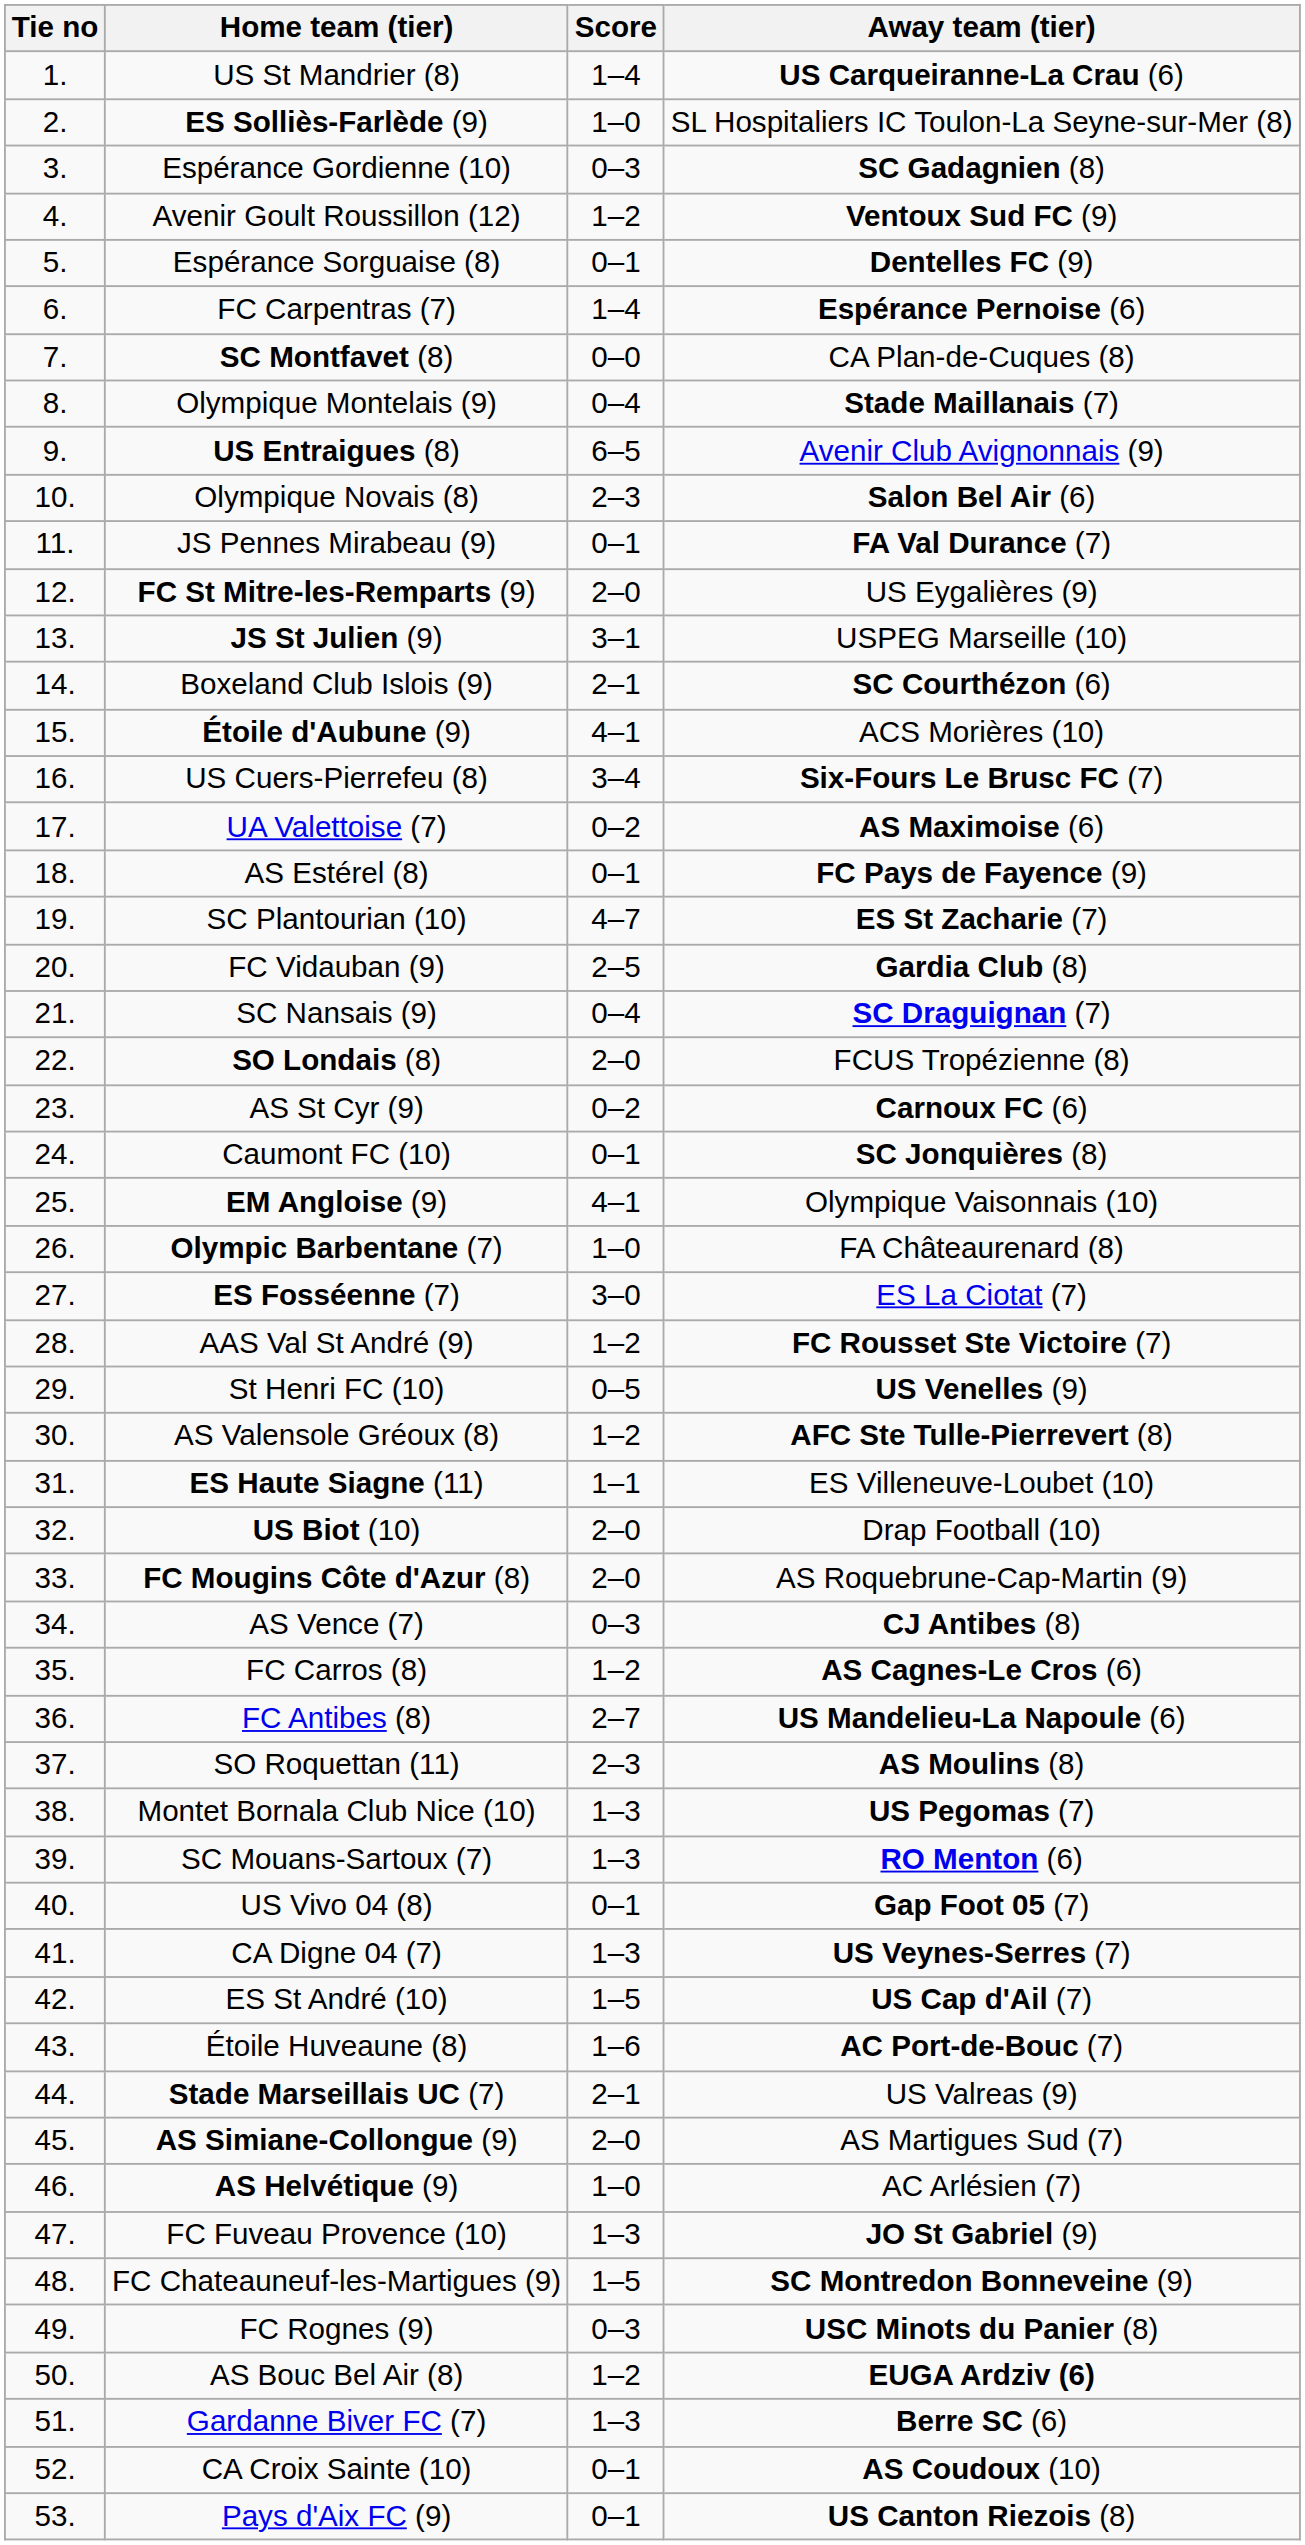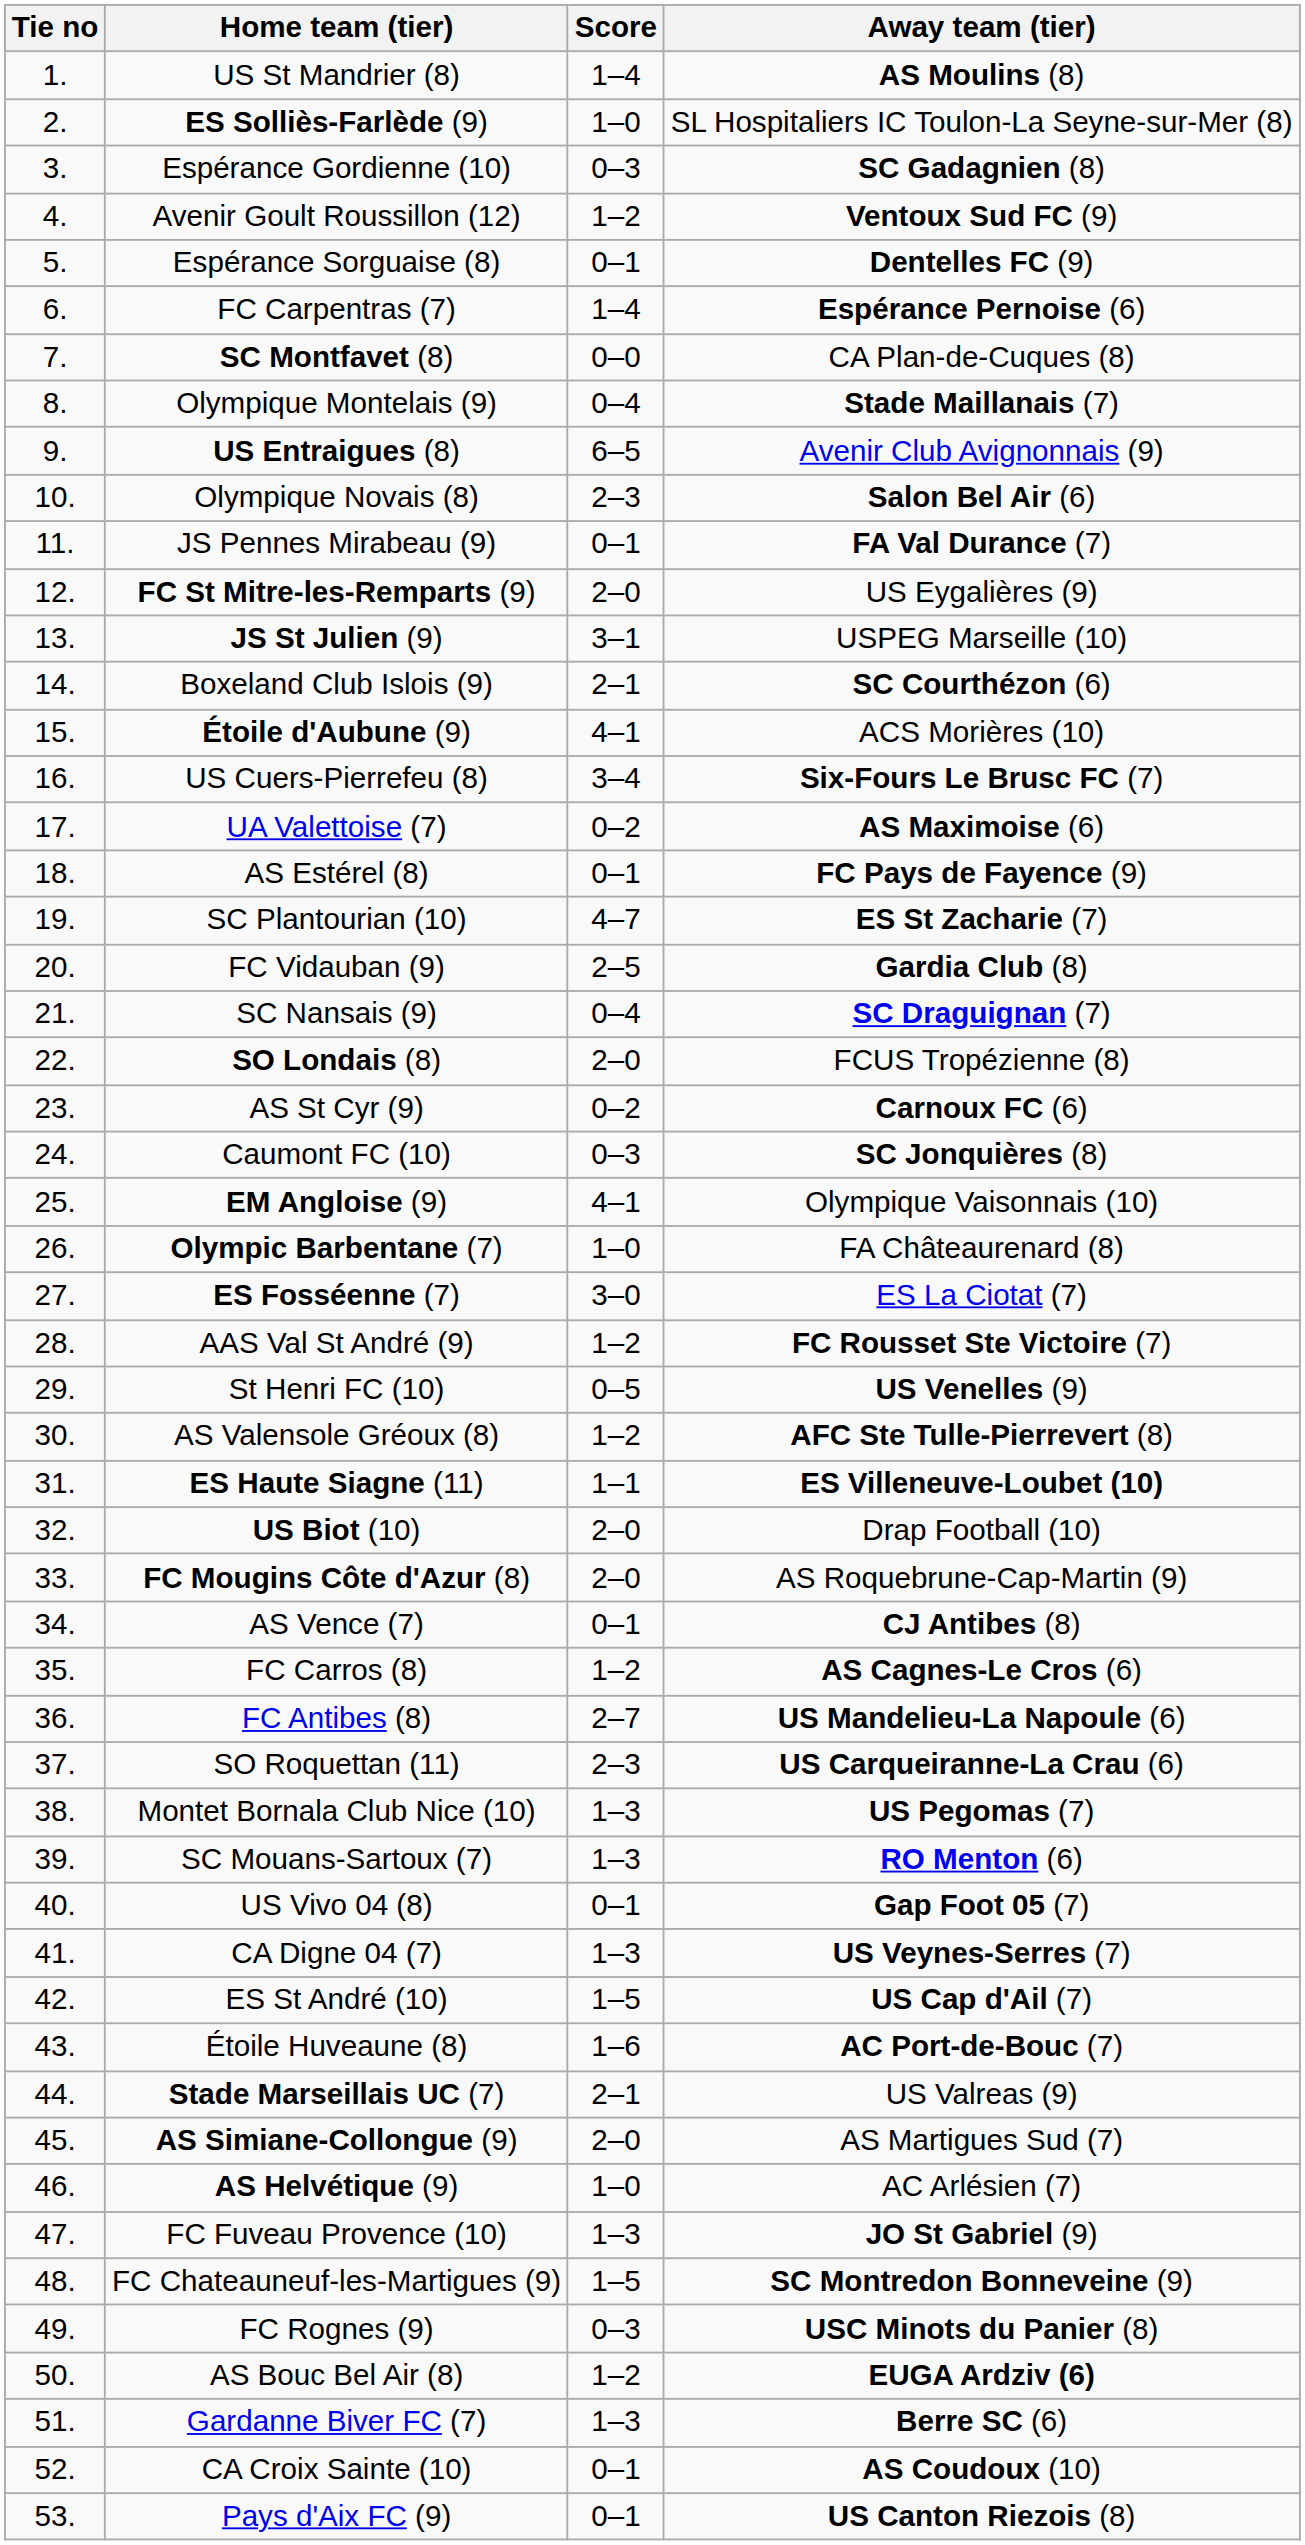(982, 74) US Carqueiranne-La Crau (6) -> (982, 74) AS Moulins (8)
(616, 1154) 0–1 -> (616, 1154) 0–3
(982, 1483) normal -> (982, 1483) bold
(616, 1624) 0–3 -> (616, 1624) 0–1
(982, 1764) AS Moulins (8) -> (982, 1764) US Carqueiranne-La Crau (6)
